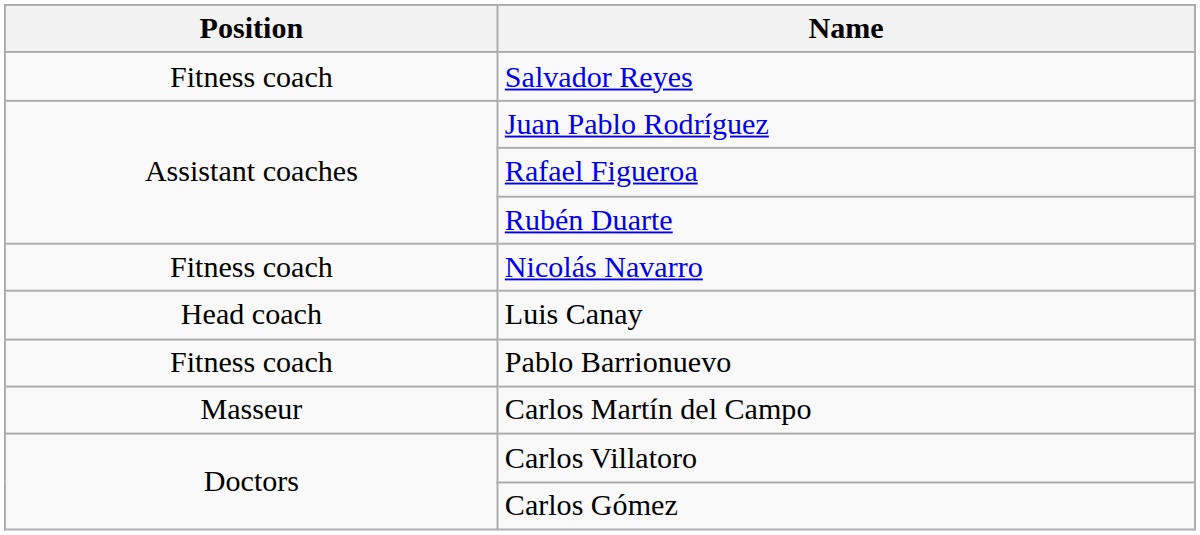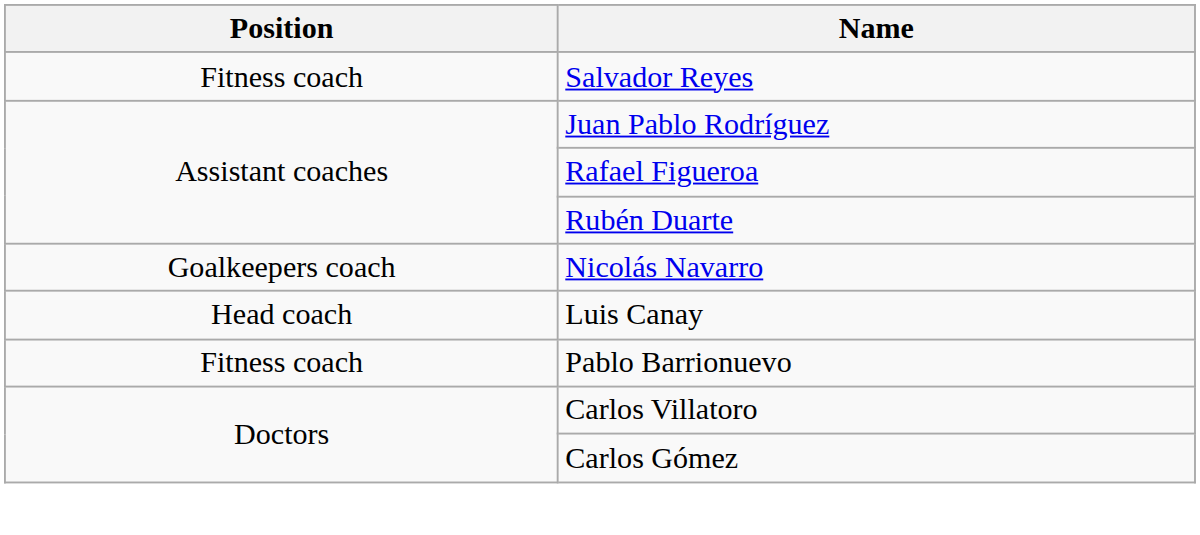(251, 266) Fitness coach -> (282, 266) Goalkeepers coach
- row: (658, 409)
